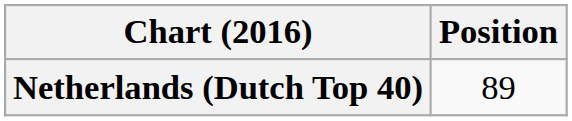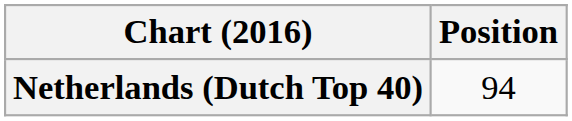(499, 86) 89 -> (499, 86) 94
